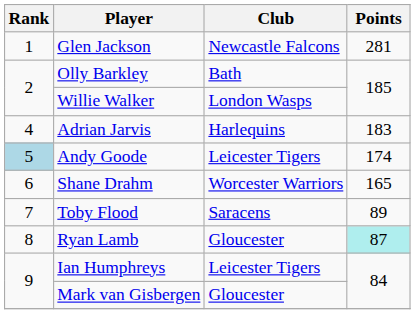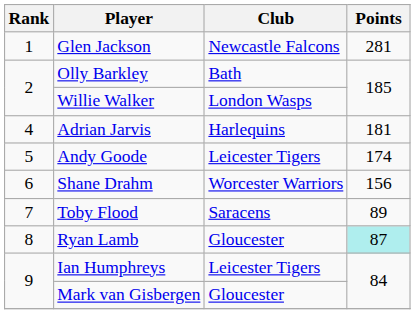(379, 128) 183 -> (379, 128) 181
(29, 156) lightblue background -> (29, 156) no background
(379, 184) 165 -> (379, 184) 156
